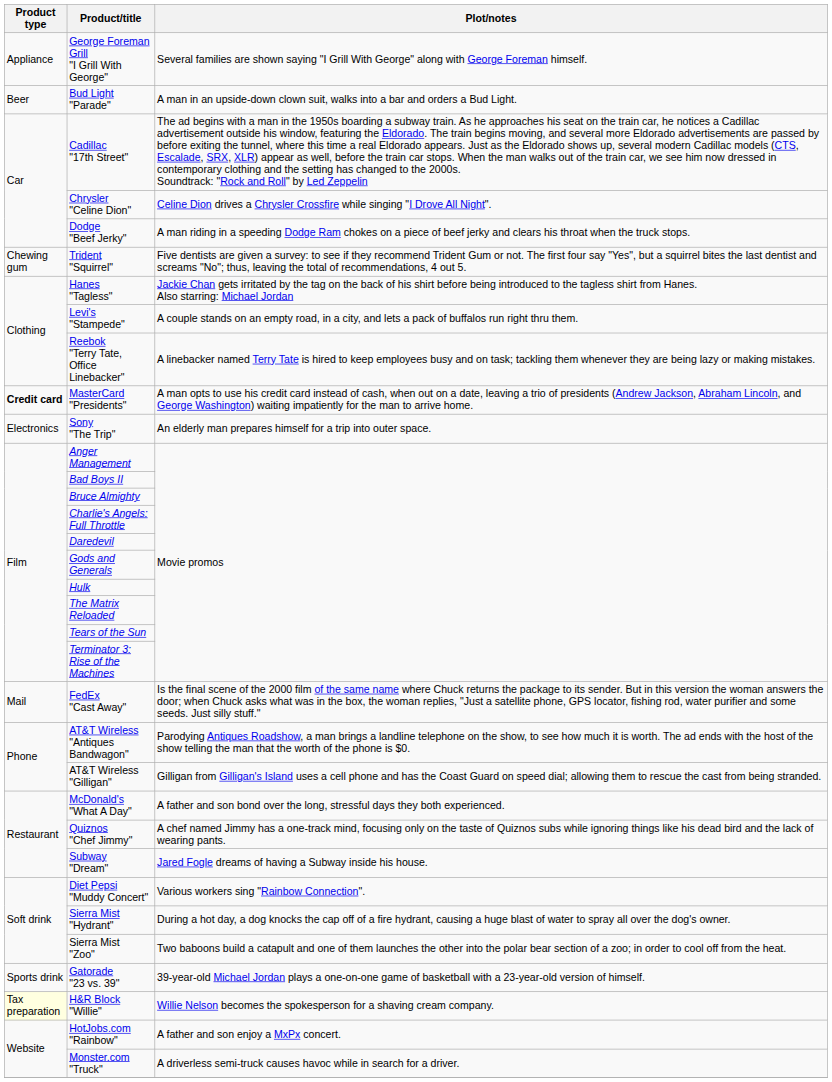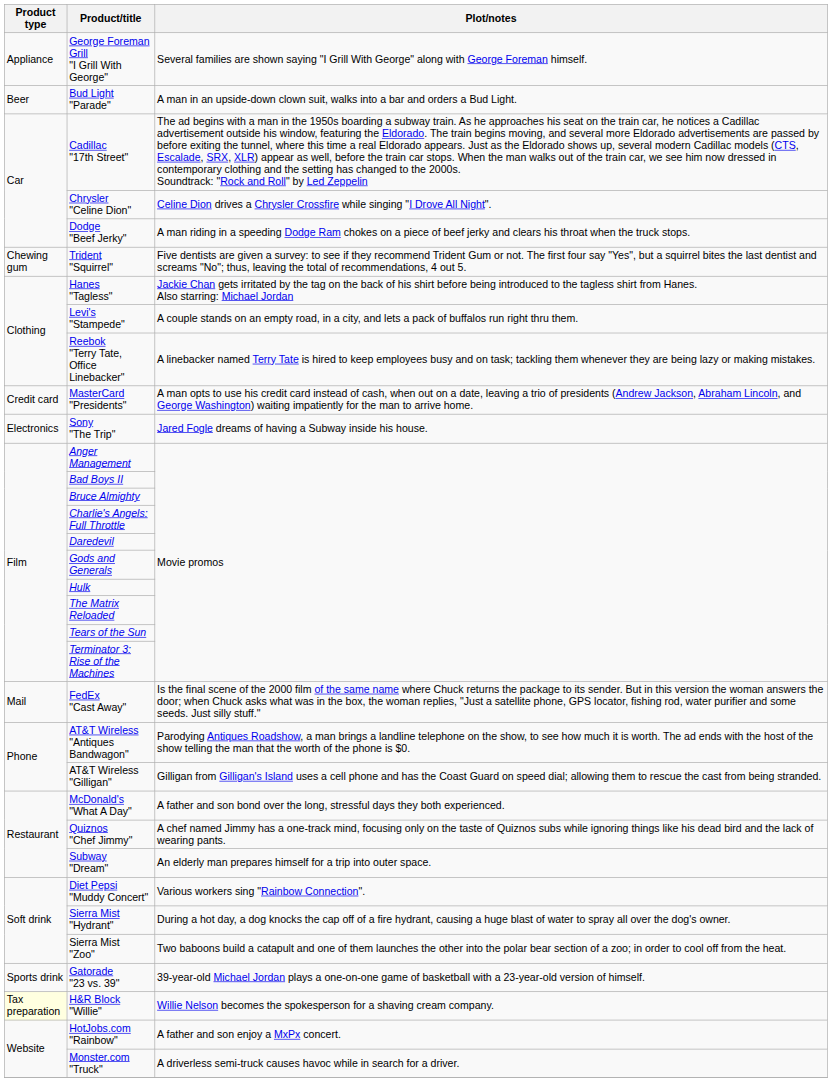(35, 400) bold -> (33, 400) normal
(294, 428) An elderly man prepares himself for a trip into outer space. -> (292, 428) Jared Fogle dreams of having a Subway inside his house.
(292, 863) Jared Fogle dreams of having a Subway inside his house. -> (294, 863) An elderly man prepares himself for a trip into outer space.
